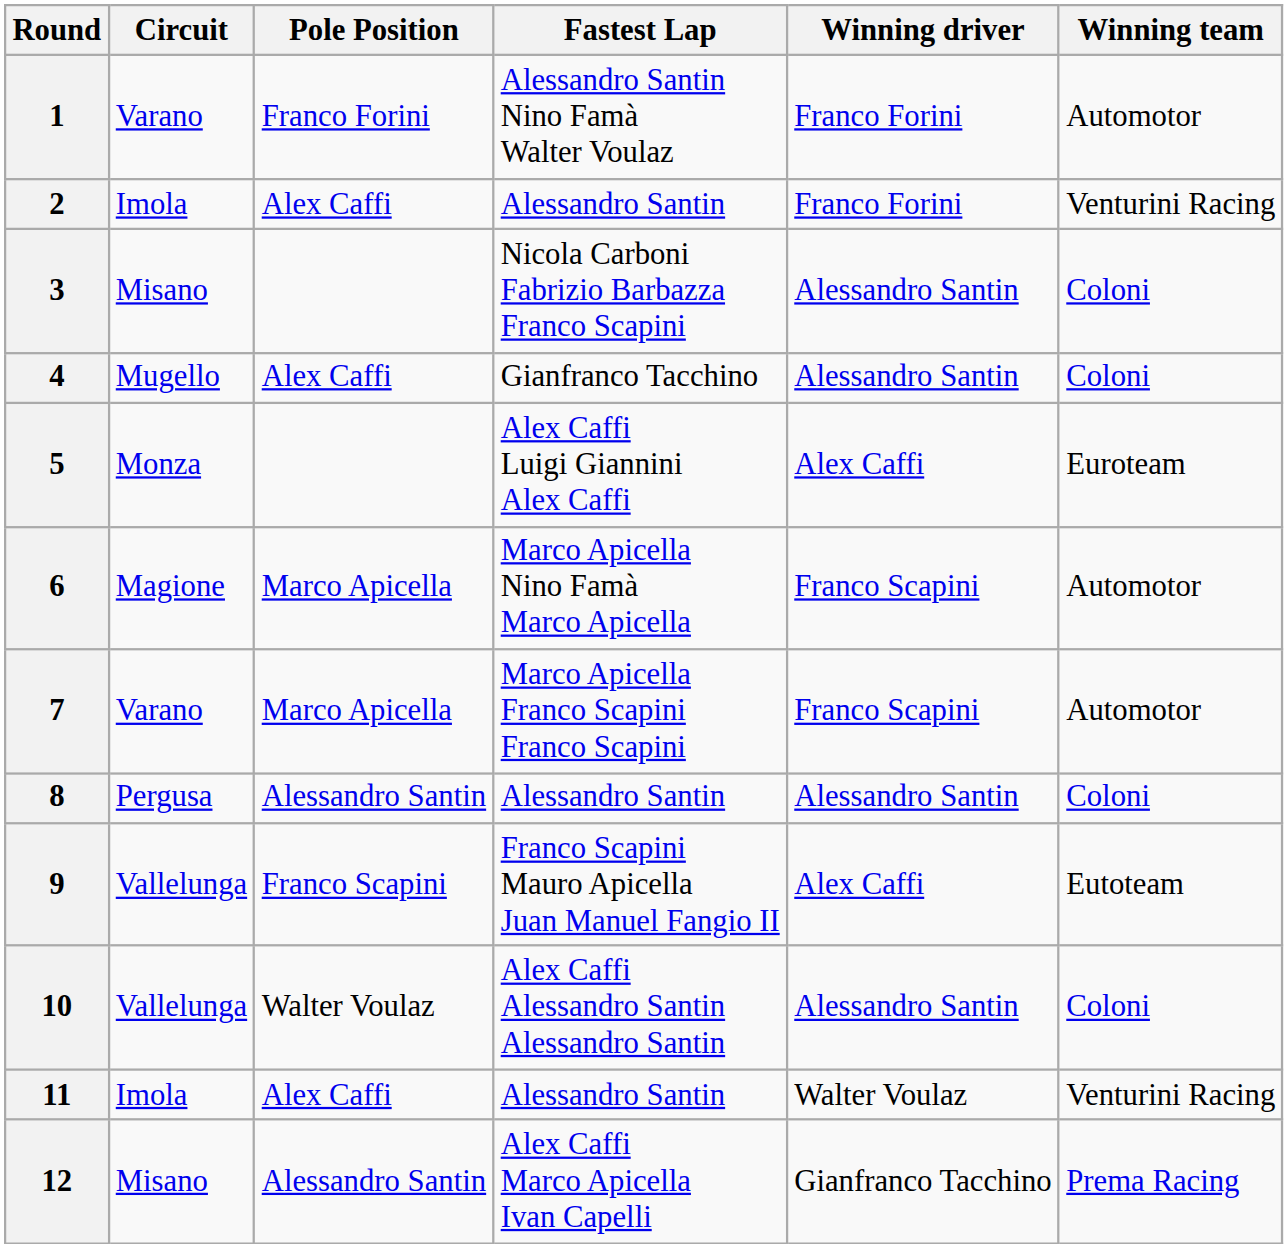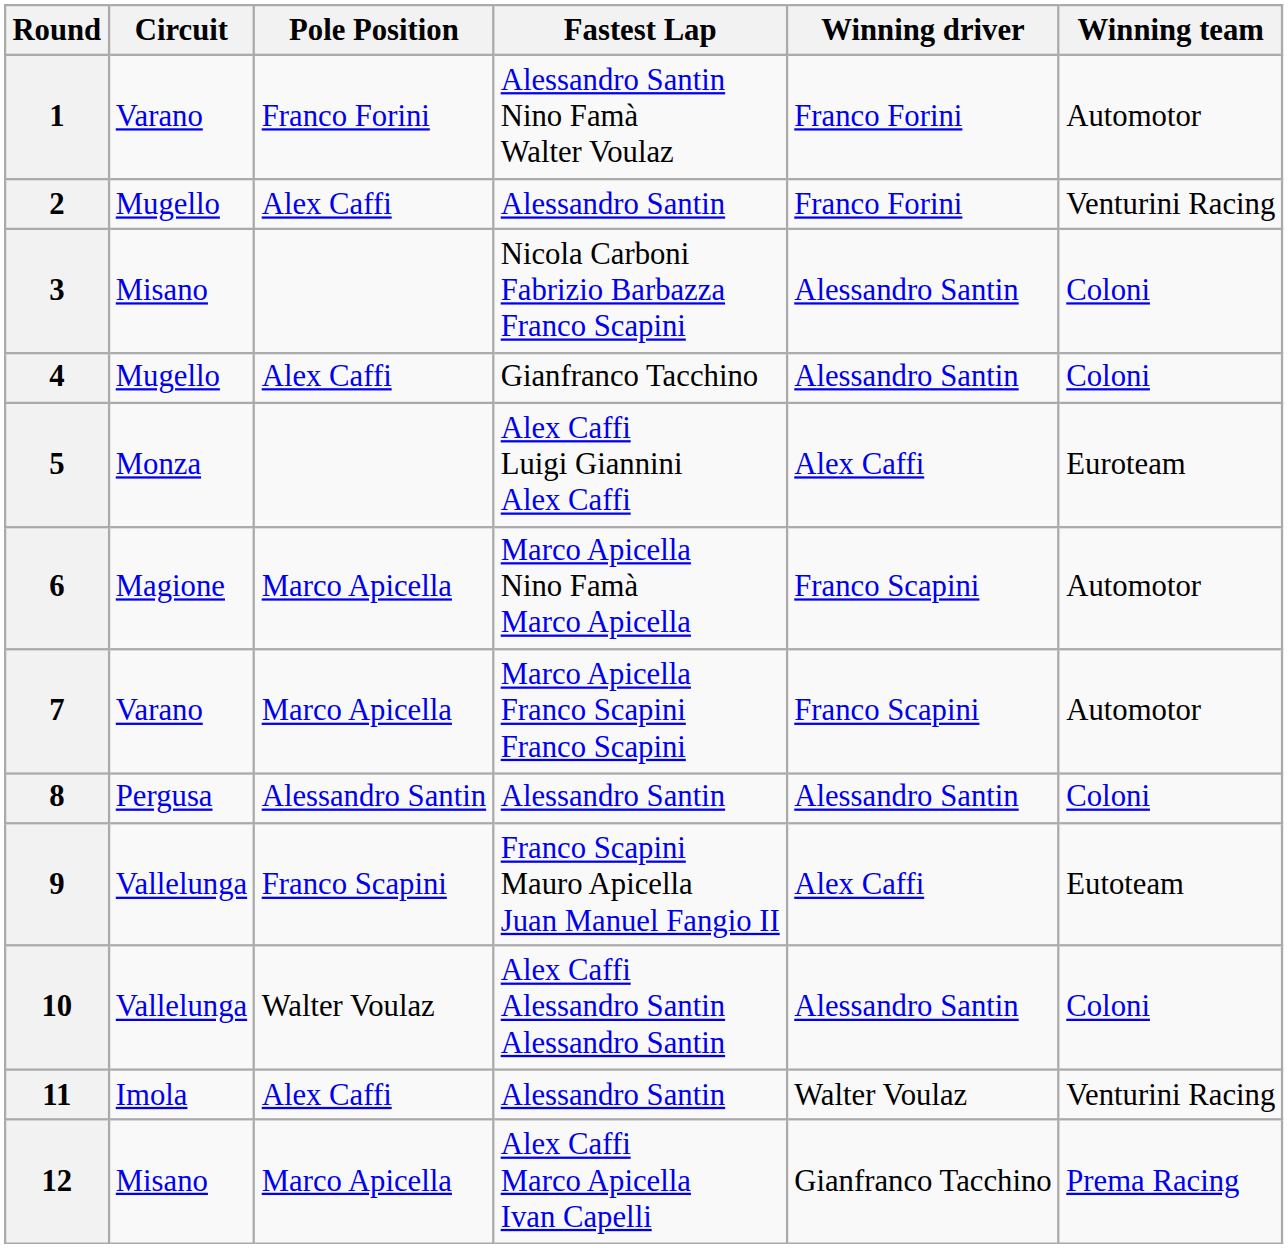(152, 203) Imola -> (168, 203) Mugello
(374, 1180) Alessandro Santin -> (357, 1180) Marco Apicella
